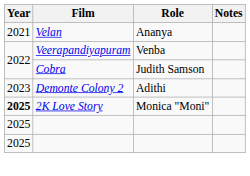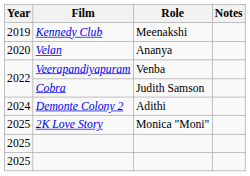+ row: (69, 32)
(19, 32) 2021 -> (19, 50) 2020
(19, 87) 2023 -> (19, 106) 2024
(19, 106) bold -> (19, 124) normal
